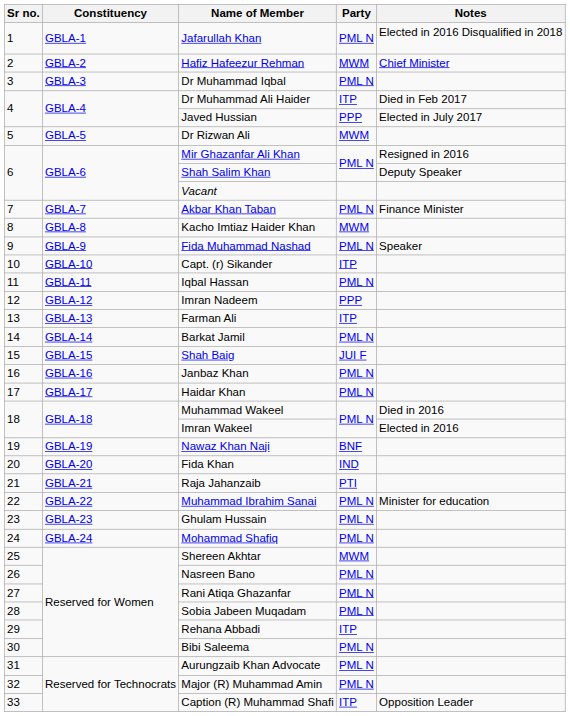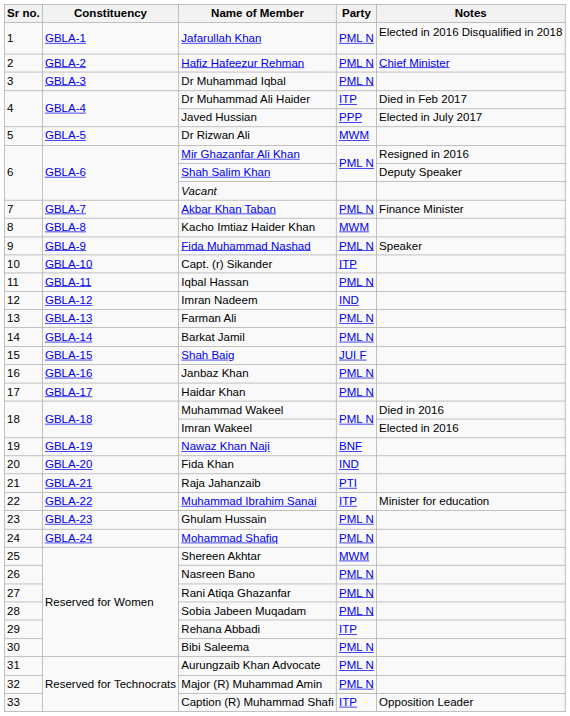(354, 63) MWM -> (356, 63) PML N
(351, 300) PPP -> (349, 300) IND
(348, 318) ITP -> (356, 318) PML N
(356, 501) PML N -> (348, 501) ITP
